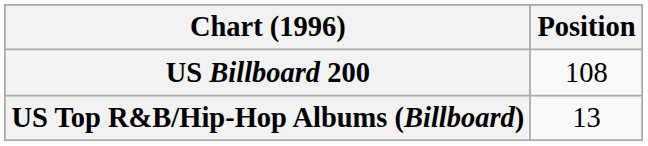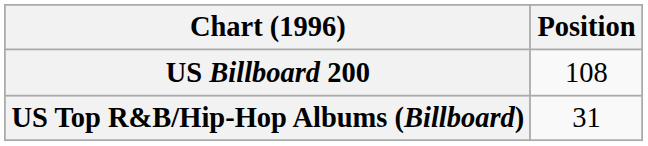(586, 117) 13 -> (586, 117) 31
